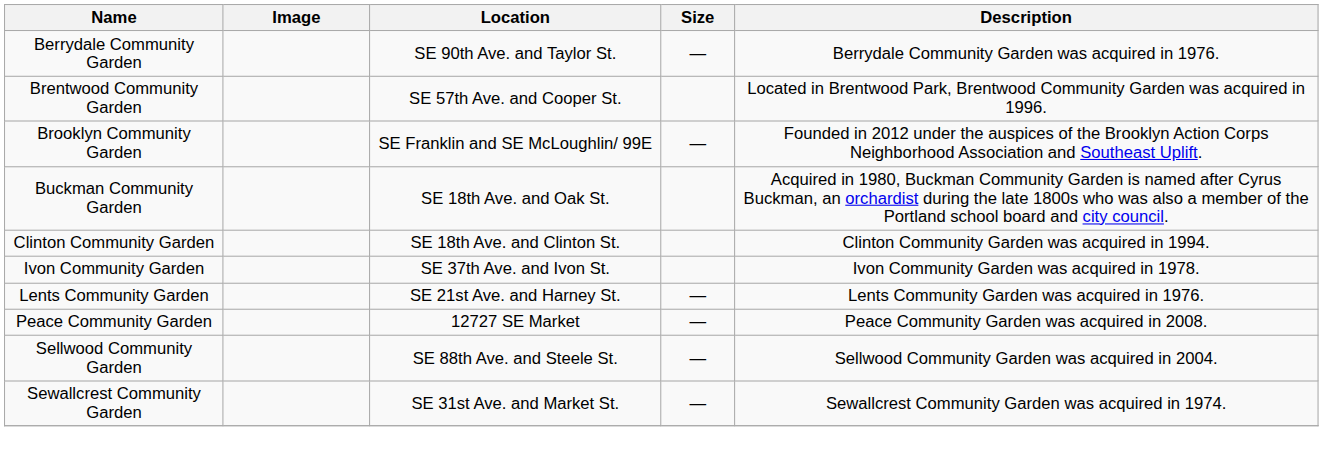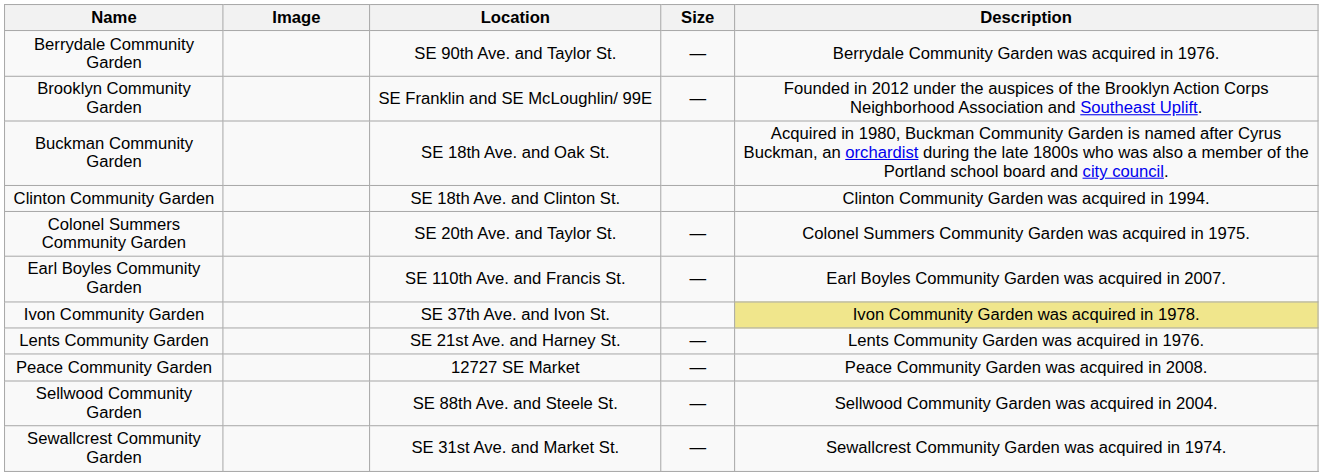- row: (114, 98)
+ row: (114, 233)
+ row: (114, 278)
(1026, 269) no background -> (1026, 314) khaki background
